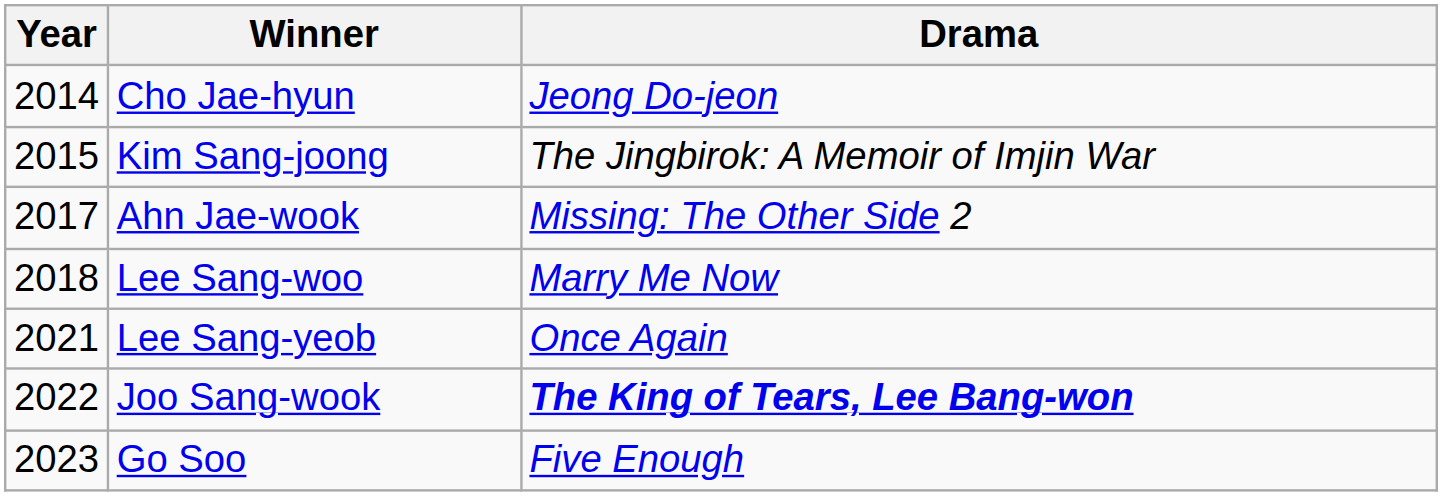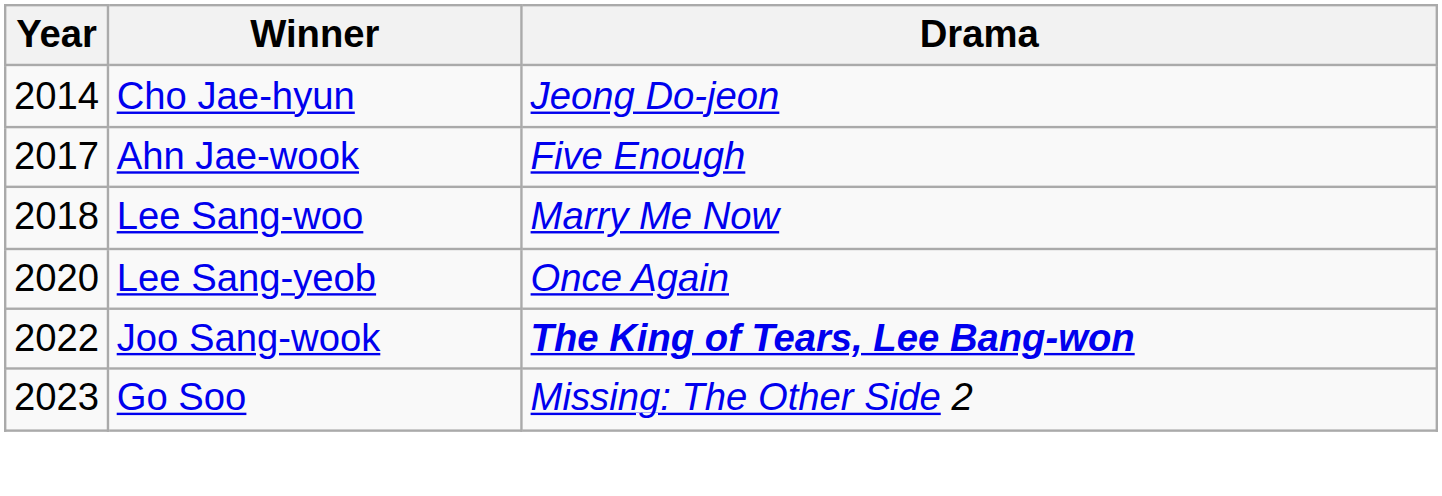- row: (253, 156)
(750, 216) Missing: The Other Side 2 -> (638, 156) Five Enough
(57, 338) 2021 -> (57, 277) 2020
(637, 459) Five Enough -> (752, 398) Missing: The Other Side 2
